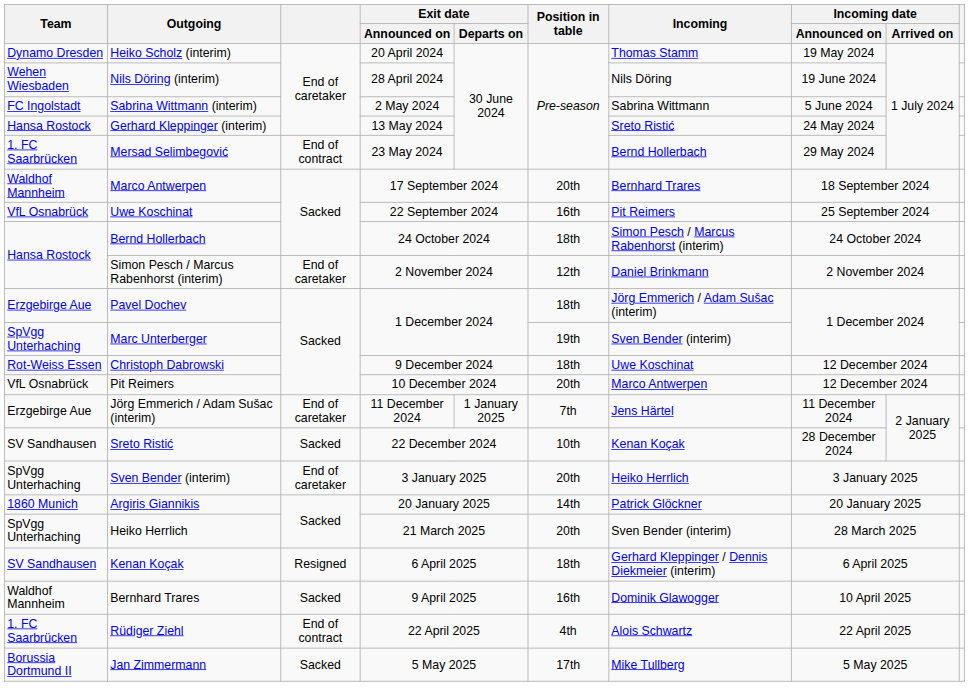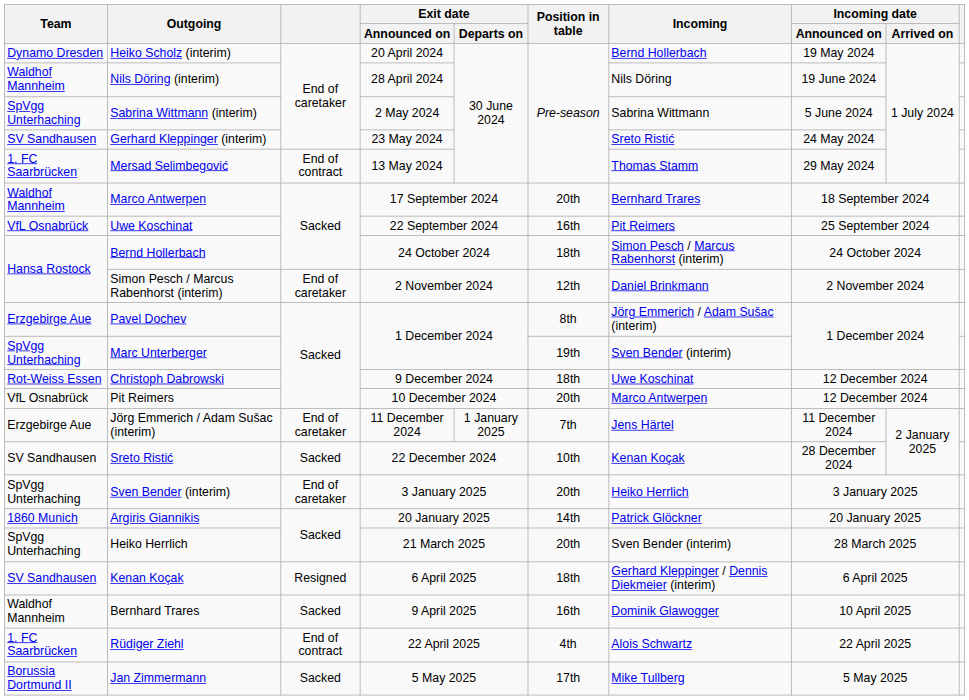(655, 53) Thomas Stamm -> (659, 53) Bernd Hollerbach
(38, 79) Wehen Wiesbaden -> (36, 79) Waldhof Mannheim
(44, 106) FC Ingolstadt -> (44, 113) SpVgg Unterhaching
(49, 125) Hansa Rostock -> (52, 139) SV Sandhausen
(407, 125) 13 May 2024 -> (407, 139) 23 May 2024
(407, 152) 23 May 2024 -> (407, 166) 13 May 2024
(659, 152) Bernd Hollerbach -> (655, 166) Thomas Stamm
(568, 305) 18th -> (568, 319) 8th
